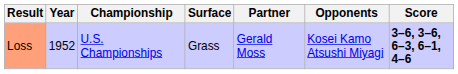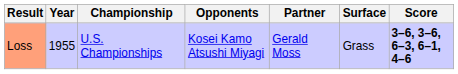columns swapped: (210, 13) <-> (347, 13)
(62, 45) 1952 -> (62, 45) 1955
